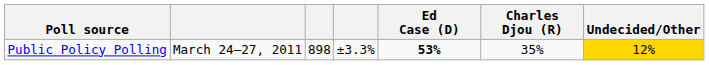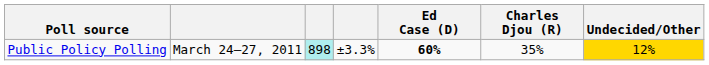(319, 50) no background -> (319, 50) paleturquoise background
(429, 50) 53% -> (429, 50) 60%
